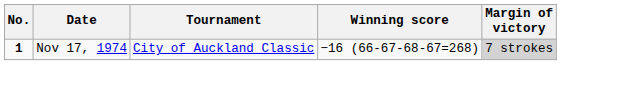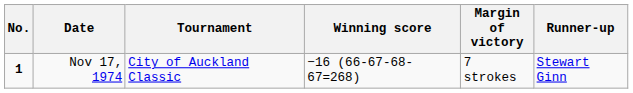+ column: (580, 29)
(519, 50) lightgrey background -> (490, 71) no background
